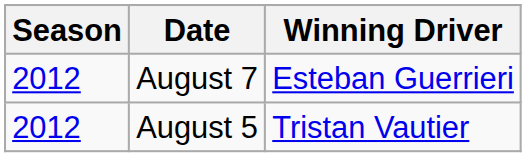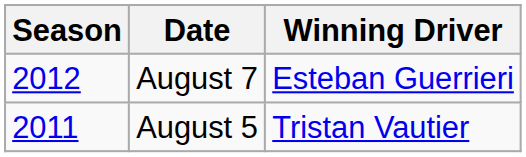(46, 127) 2012 -> (45, 127) 2011
